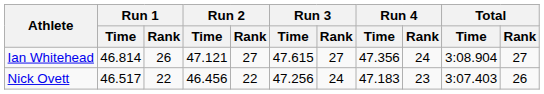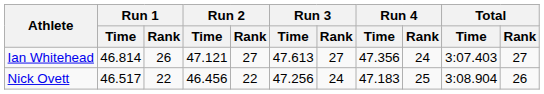(293, 58) 47.615 -> (293, 58) 47.613
(471, 58) 3:08.904 -> (471, 58) 3:07.403
(422, 79) 23 -> (422, 79) 25
(471, 79) 3:07.403 -> (471, 79) 3:08.904
